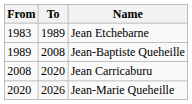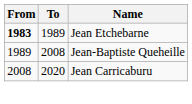(19, 33) normal -> (19, 33) bold
- row: (122, 90)
